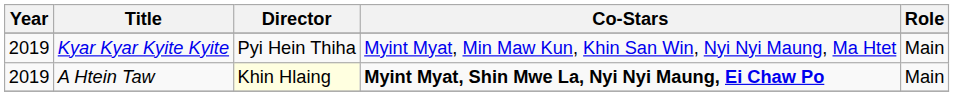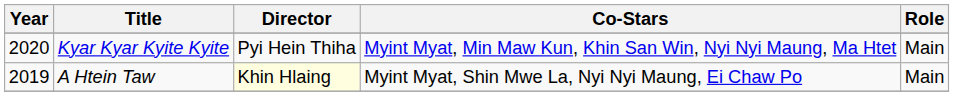(29, 47) 2019 -> (29, 47) 2020
(594, 76) bold -> (583, 76) normal
